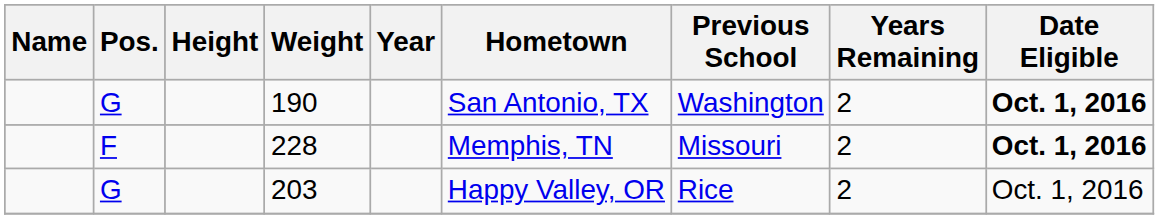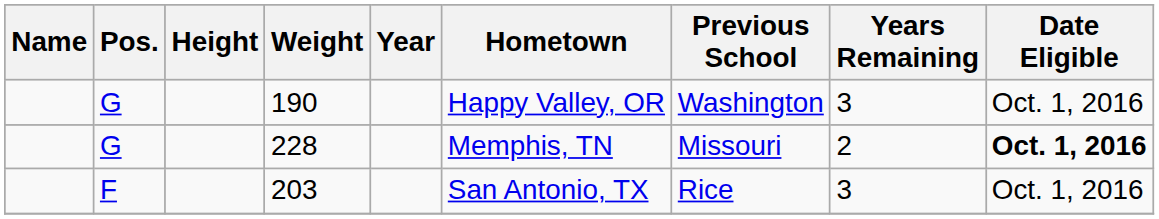(548, 102) San Antonio, TX -> (556, 102) Happy Valley, OR
(844, 102) 2 -> (844, 102) 3
(1069, 102) bold -> (1068, 102) normal
(108, 146) F -> (111, 146) G
(111, 190) G -> (108, 190) F
(556, 190) Happy Valley, OR -> (548, 190) San Antonio, TX
(844, 190) 2 -> (844, 190) 3
